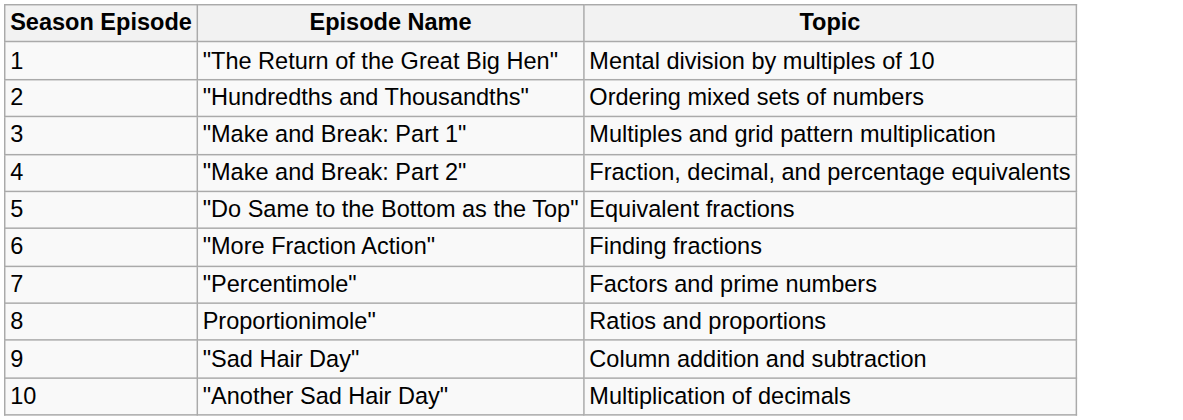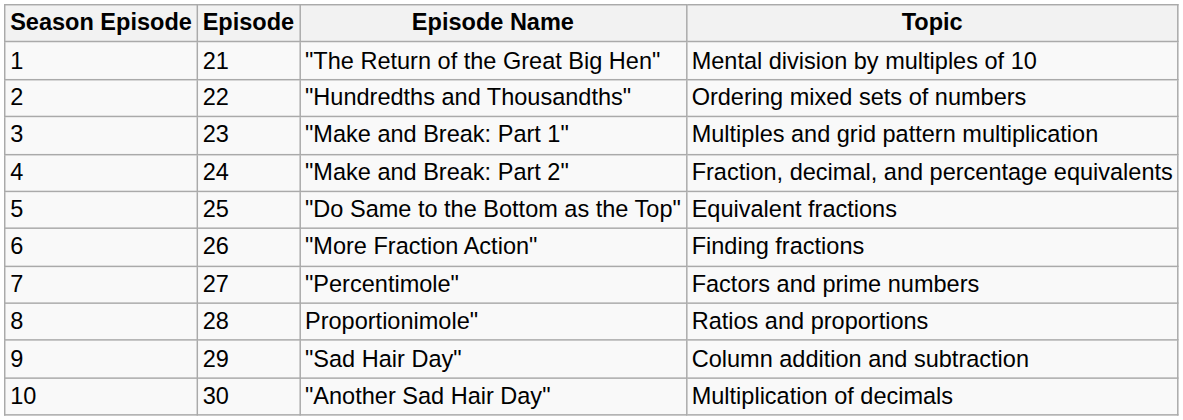+ column: (248, 23)
